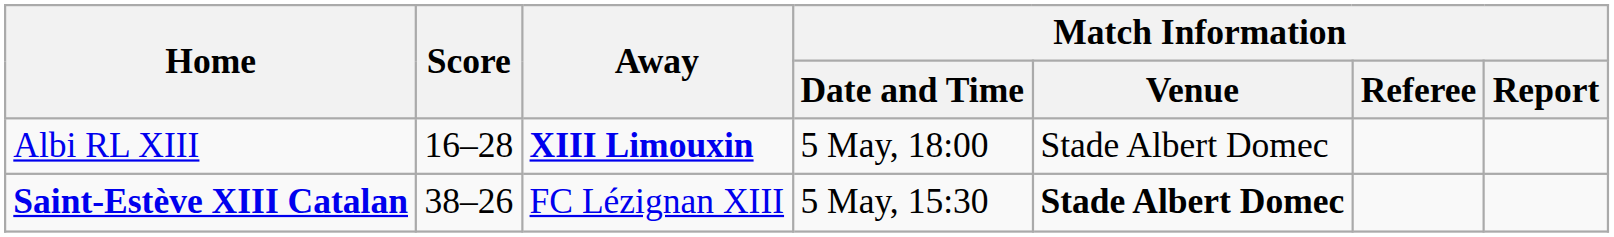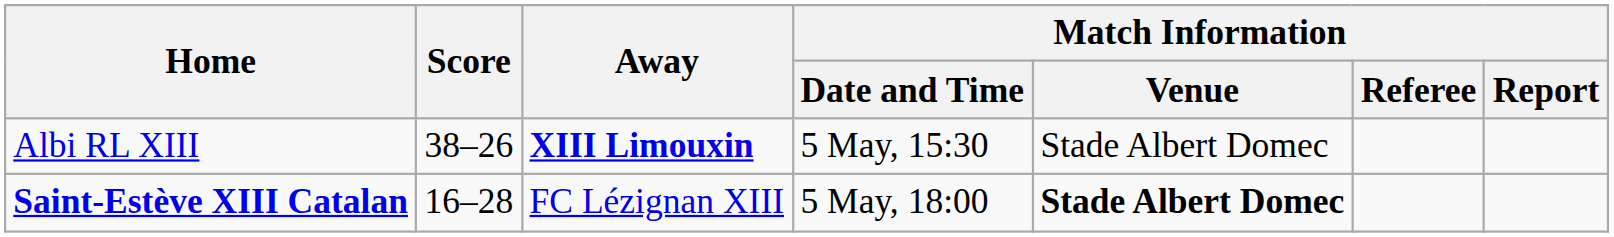(469, 145) 16–28 -> (469, 145) 38–26
(894, 145) 5 May, 18:00 -> (894, 145) 5 May, 15:30
(469, 201) 38–26 -> (469, 201) 16–28
(894, 201) 5 May, 15:30 -> (894, 201) 5 May, 18:00
